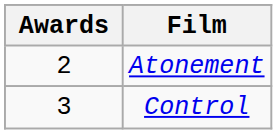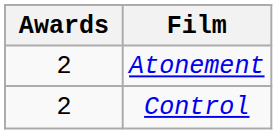(64, 107) 3 -> (64, 107) 2
